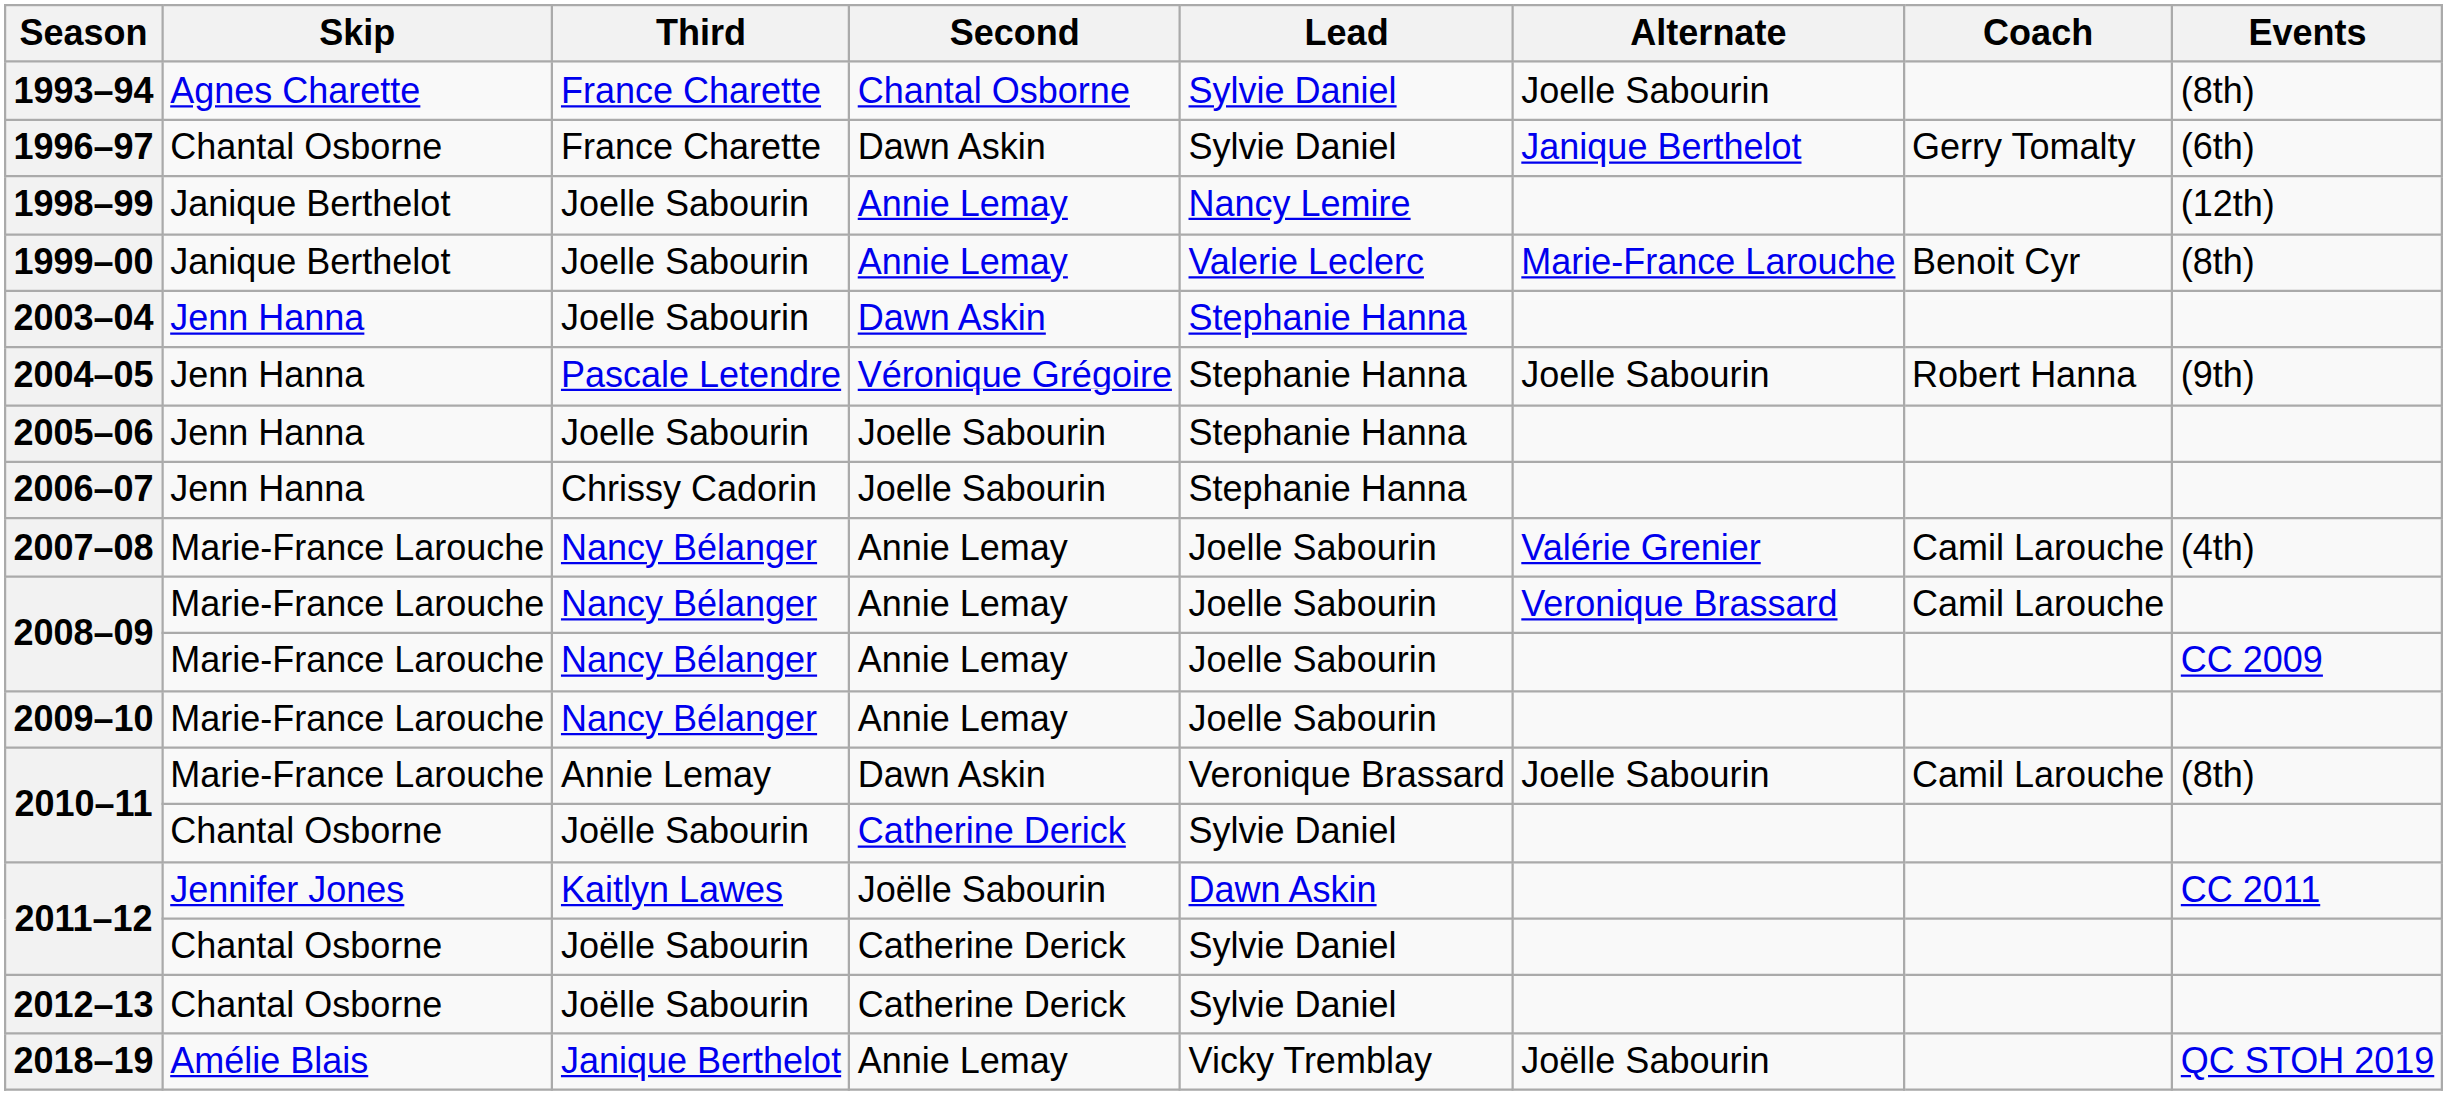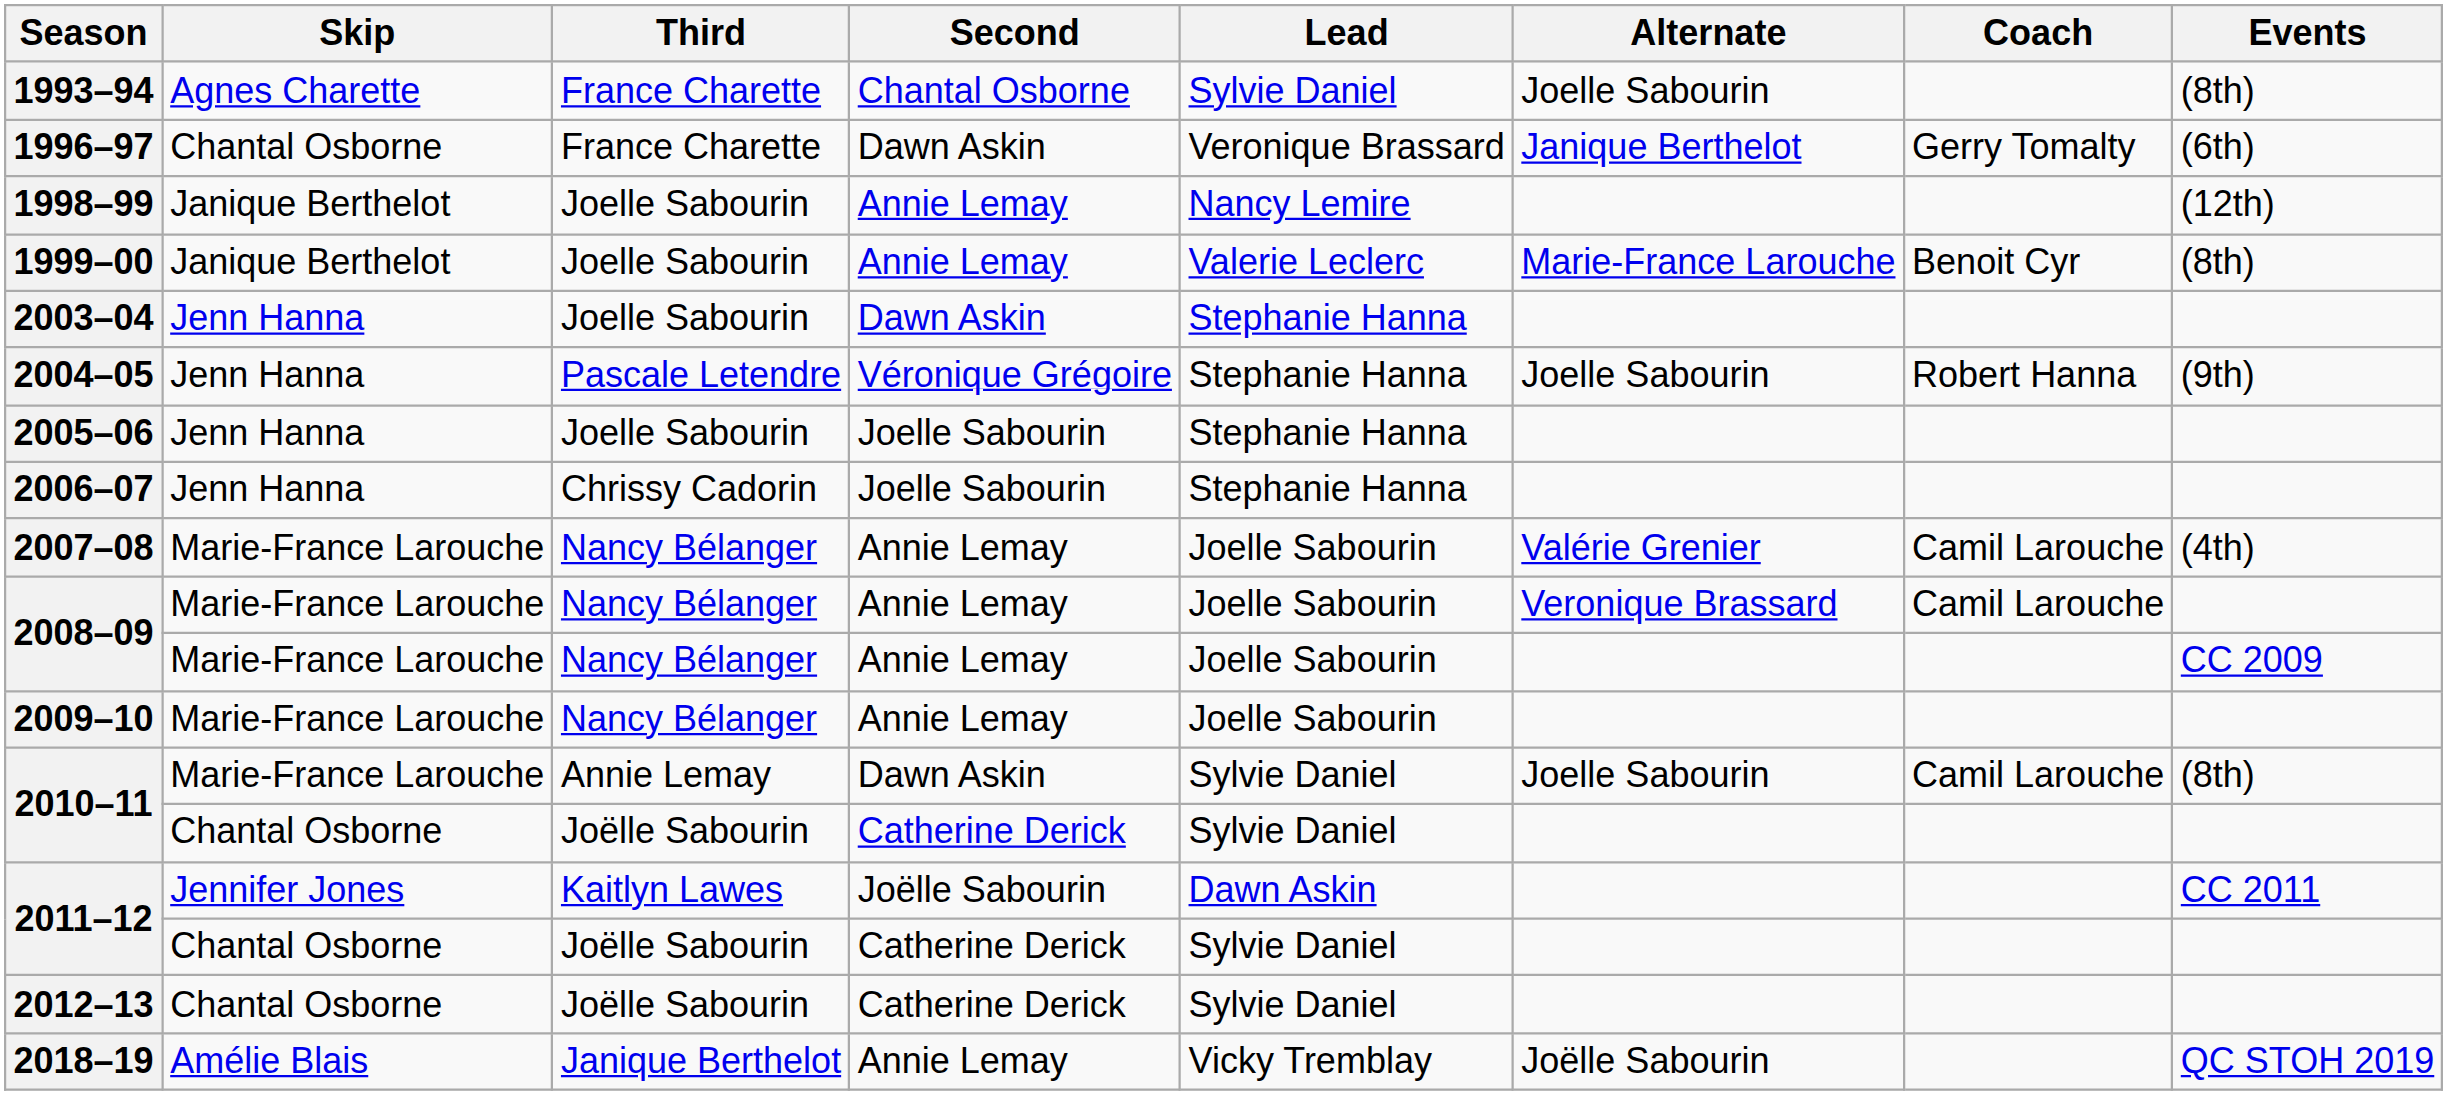(1293, 147) Sylvie Daniel -> (1347, 147) Veronique Brassard
(1347, 775) Veronique Brassard -> (1293, 775) Sylvie Daniel
